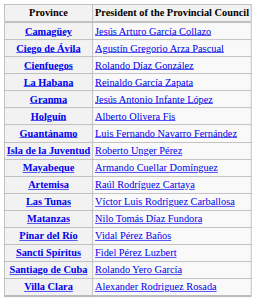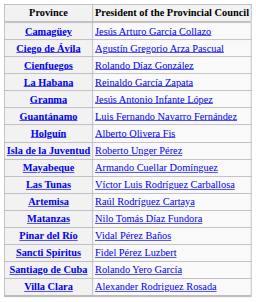rows swapped: (48, 133) <-> (48, 116)
rows swapped: (48, 184) <-> (48, 202)
